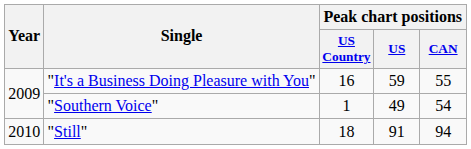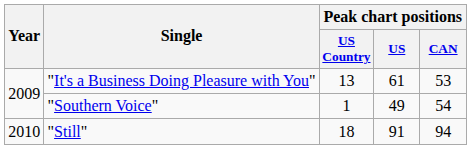(346, 80) 16 -> (346, 80) 13
(397, 80) 59 -> (397, 80) 61
(443, 80) 55 -> (443, 80) 53
